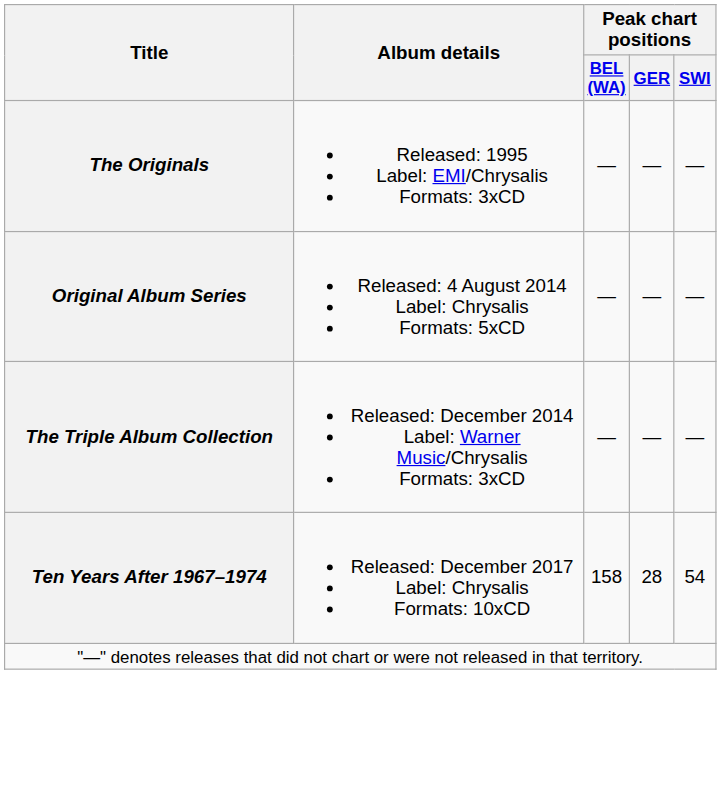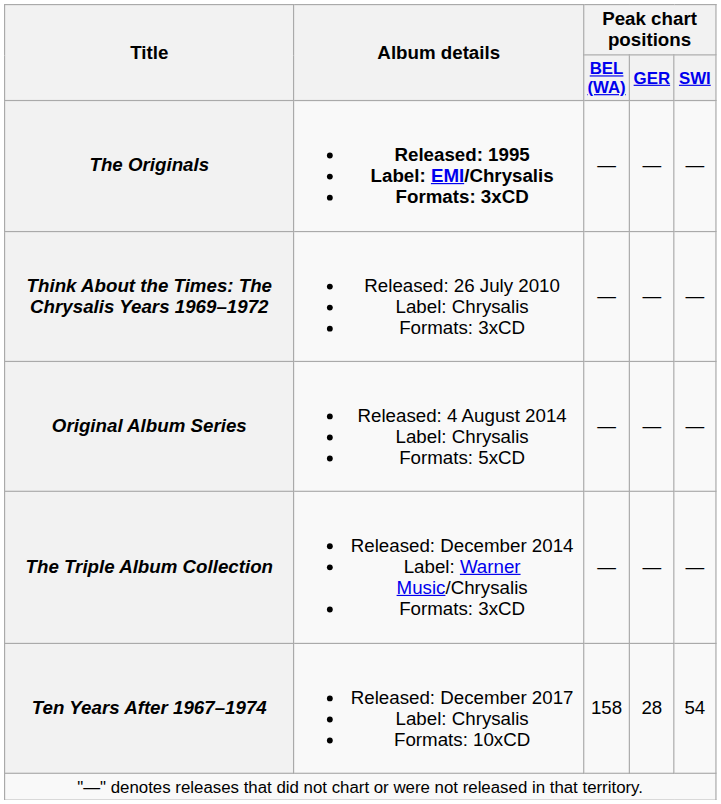(439, 176) normal -> (439, 176) bold
+ row: (149, 296)
